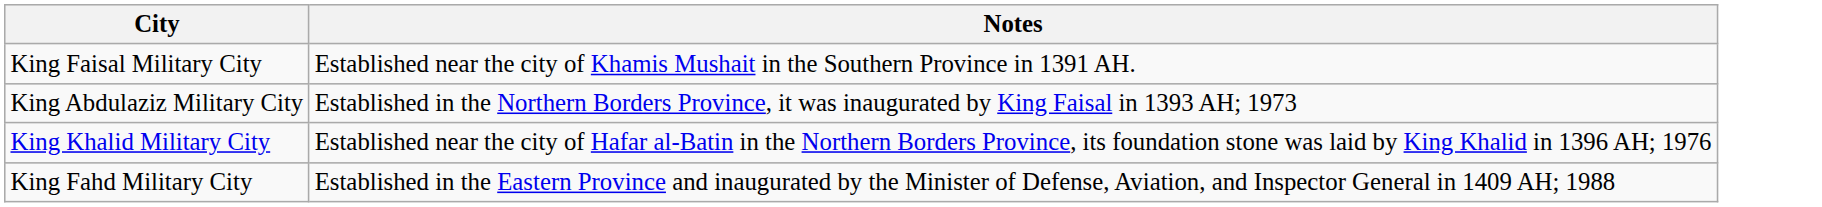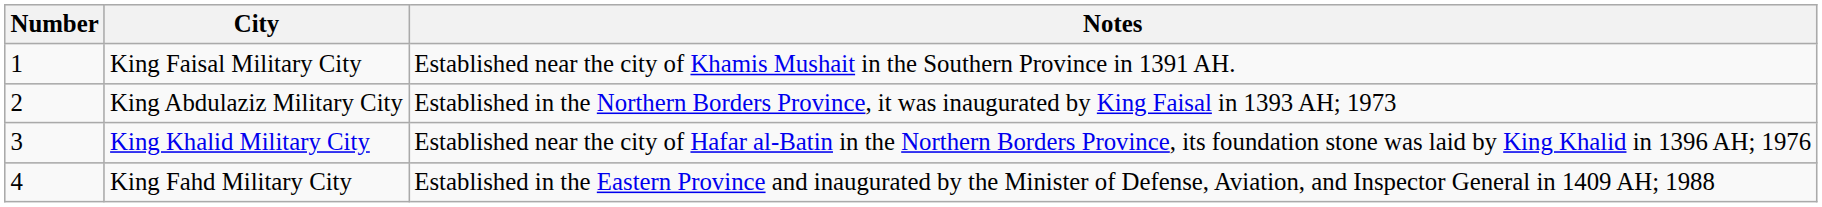+ column: (55, 24)
